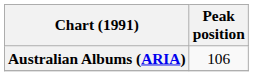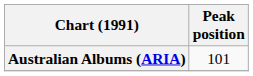(219, 58) 106 -> (219, 58) 101
